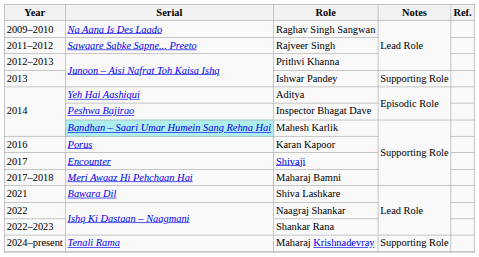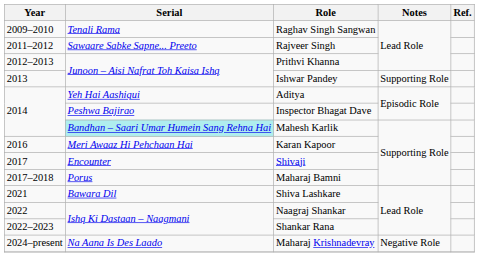(115, 29) Na Aana Is Des Laado -> (94, 29) Tenali Rama
(80, 144) Porus -> (130, 144) Meri Awaaz Hi Pehchaan Hai
(130, 177) Meri Awaaz Hi Pehchaan Hai -> (80, 177) Porus
(94, 243) Tenali Rama -> (115, 243) Na Aana Is Des Laado
(414, 243) Supporting Role -> (410, 243) Negative Role
